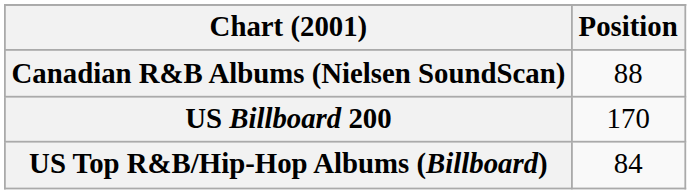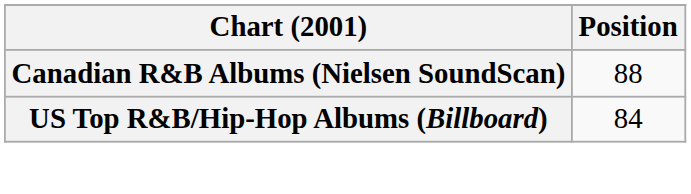- row: (288, 118)
